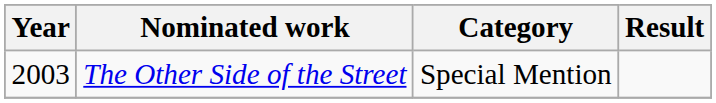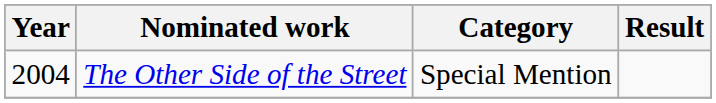(41, 73) 2003 -> (41, 73) 2004
